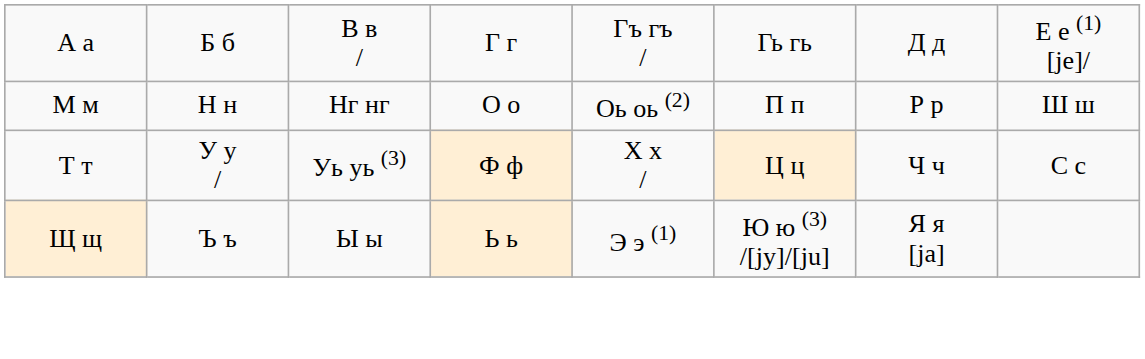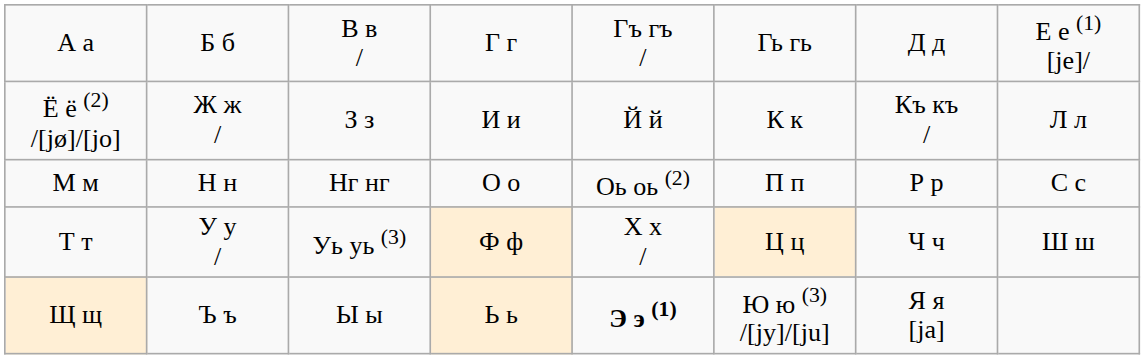+ row: (76, 120)
(1068, 105) Ш ш -> (1068, 182) С с
(1068, 164) С с -> (1068, 241) Ш ш
(643, 238) normal -> (643, 315) bold
